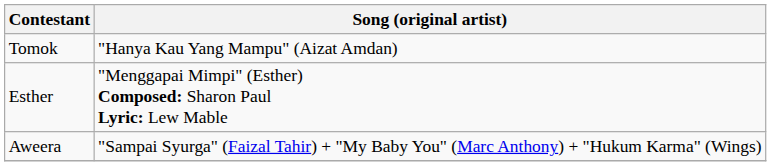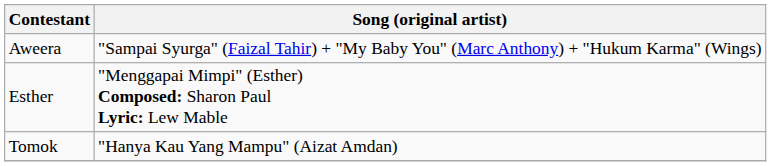rows swapped: (35, 146) <-> (33, 47)
